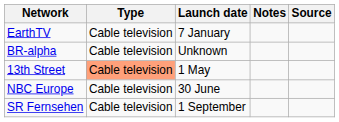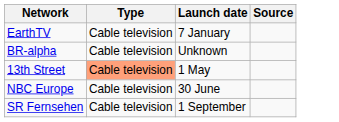- column: (270, 13)
